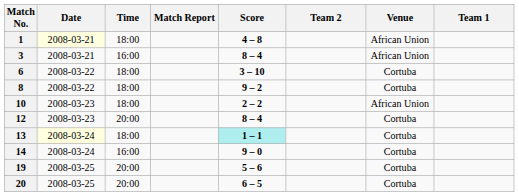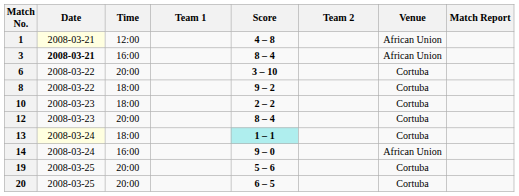columns swapped: (474, 18) <-> (184, 18)
(128, 39) 18:00 -> (128, 39) 12:00
(71, 55) normal -> (71, 55) bold
(128, 71) 18:00 -> (128, 71) 20:00
(400, 103) African Union -> (413, 103) Cortuba
(400, 151) Cortuba -> (413, 151) African Union
